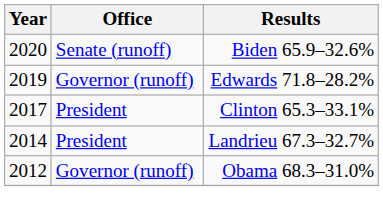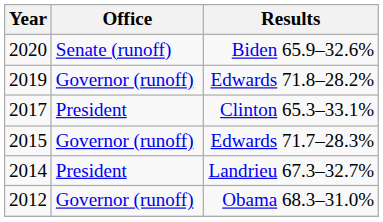+ row: (292, 140)
